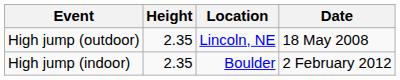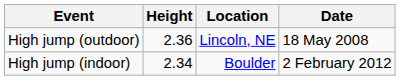(178, 39) 2.35 -> (178, 39) 2.36
(178, 63) 2.35 -> (178, 63) 2.34
